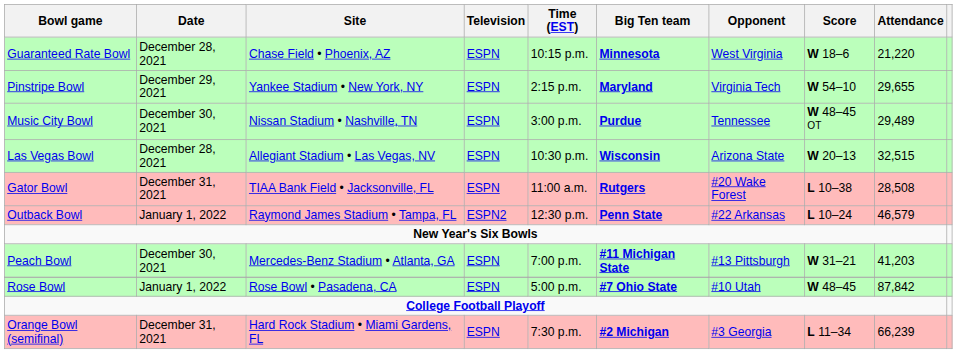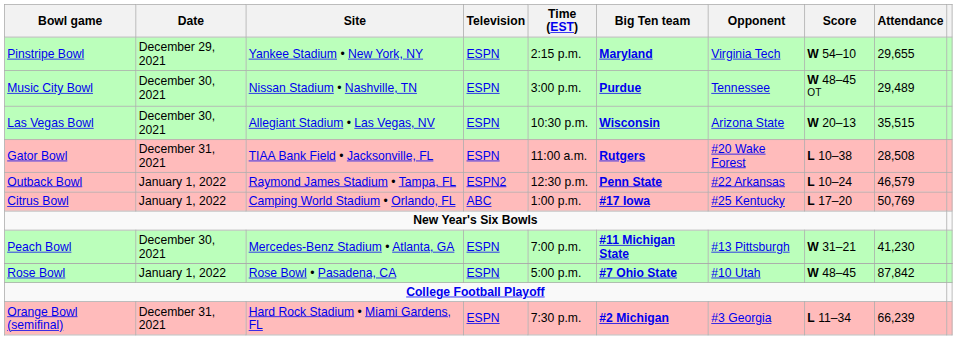- row: (69, 53)
(177, 156) December 28, 2021 -> (177, 123) December 30, 2021
(896, 156) 32,515 -> (896, 123) 35,515
+ row: (38, 201)
(896, 260) 41,203 -> (896, 246) 41,230
